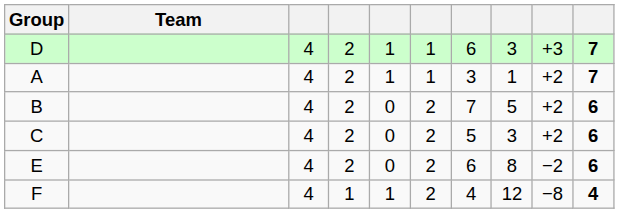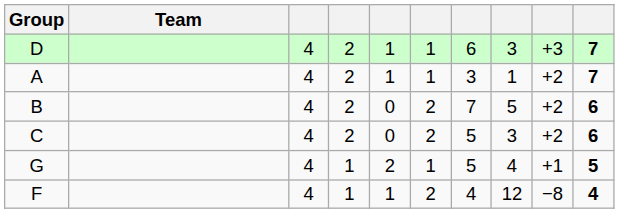- row: (37, 165)
+ row: (37, 165)
